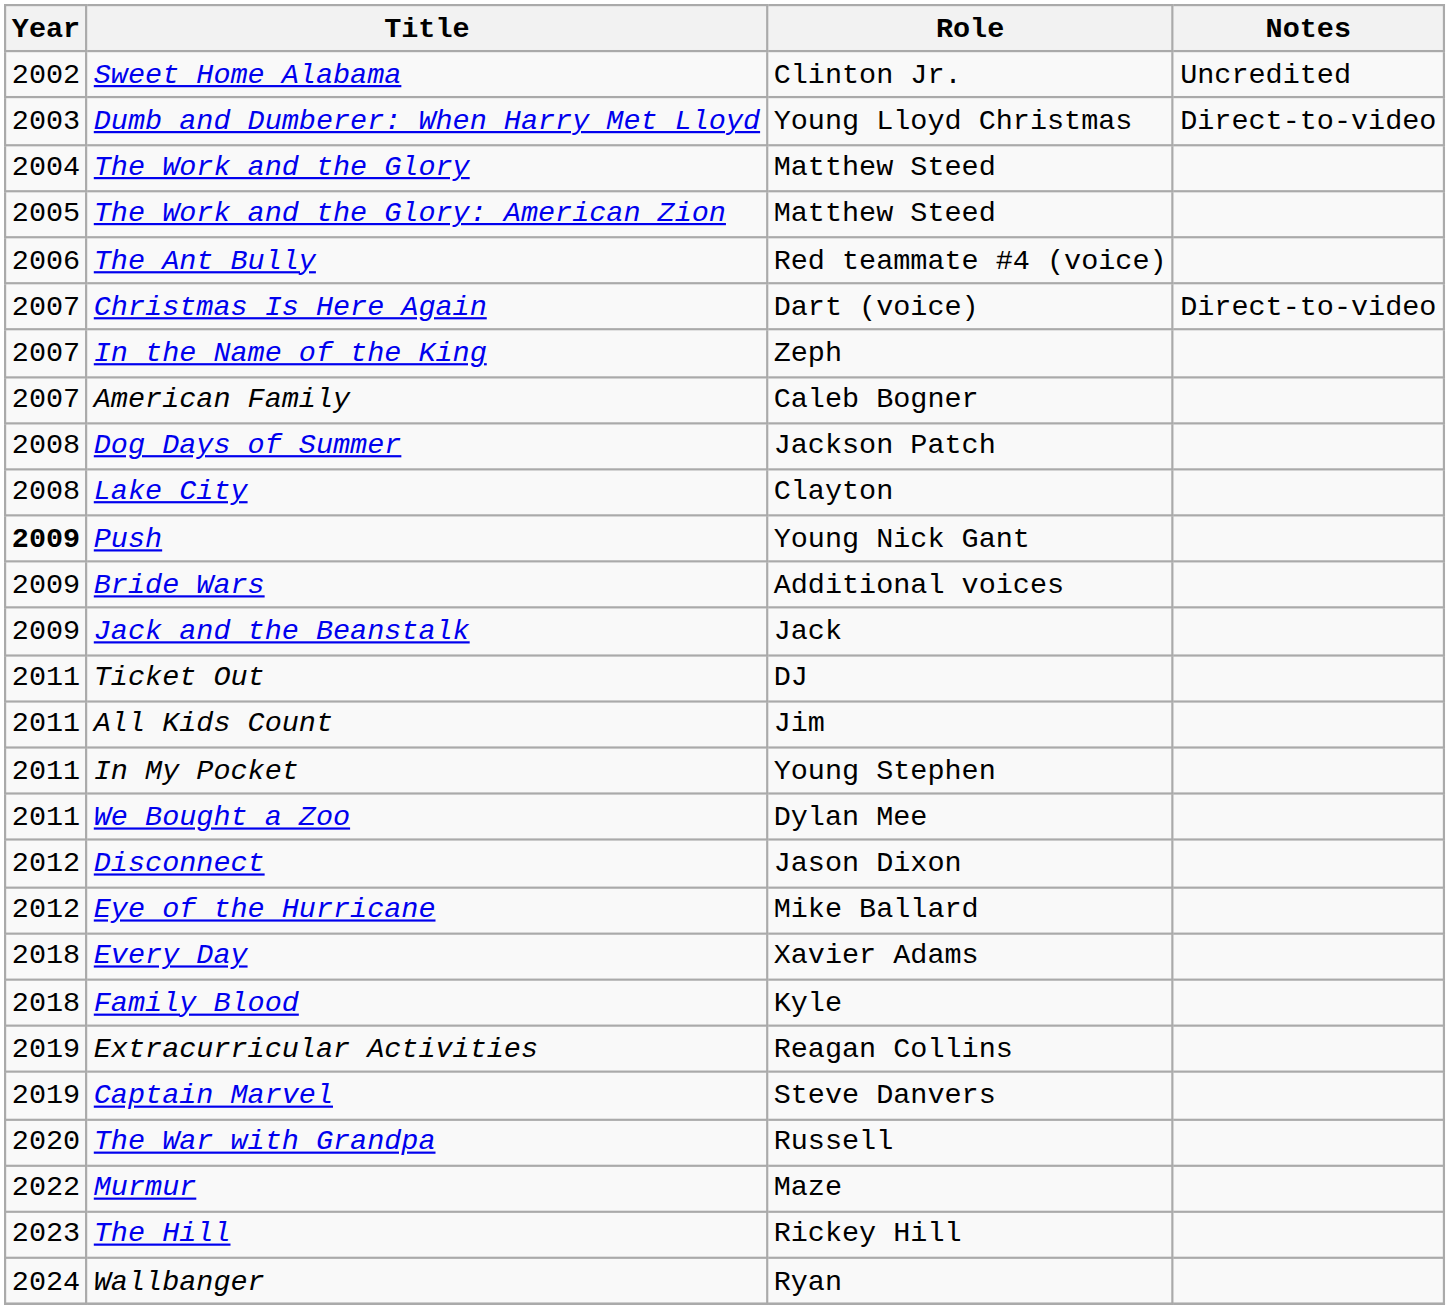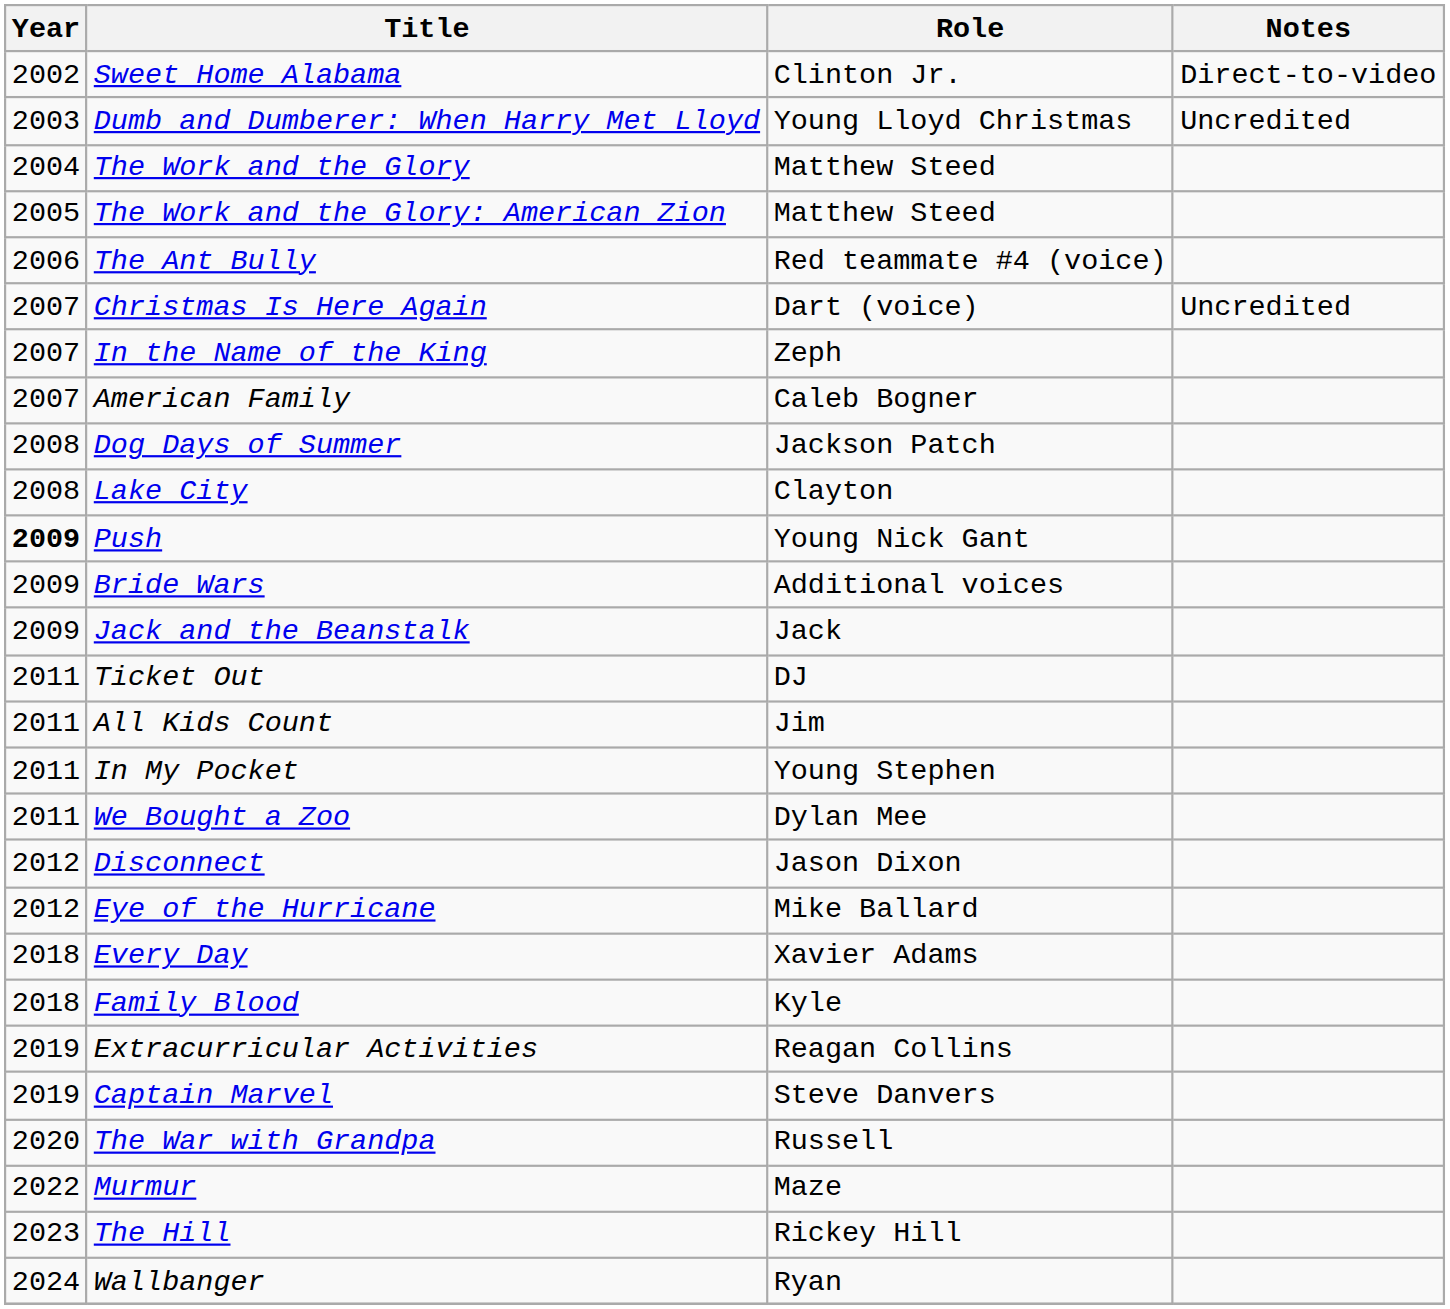(1266, 75) Uncredited -> (1308, 75) Direct-to-video
(1308, 121) Direct-to-video -> (1266, 121) Uncredited
(1308, 307) Direct-to-video -> (1266, 307) Uncredited
